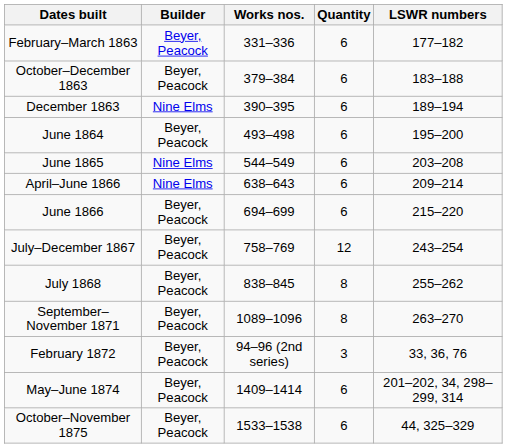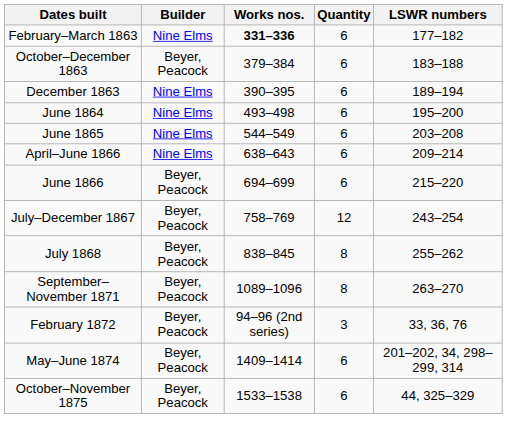(183, 43) Beyer, Peacock -> (183, 35) Nine Elms
(269, 43) normal -> (269, 35) bold
(183, 135) Beyer, Peacock -> (183, 112) Nine Elms
